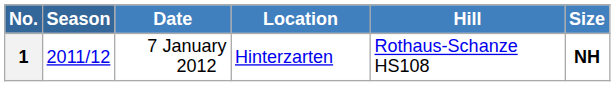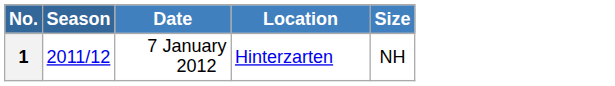- column: (468, 18)
(587, 56) bold -> (393, 56) normal
